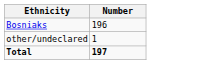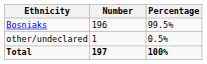+ column: (174, 11)
